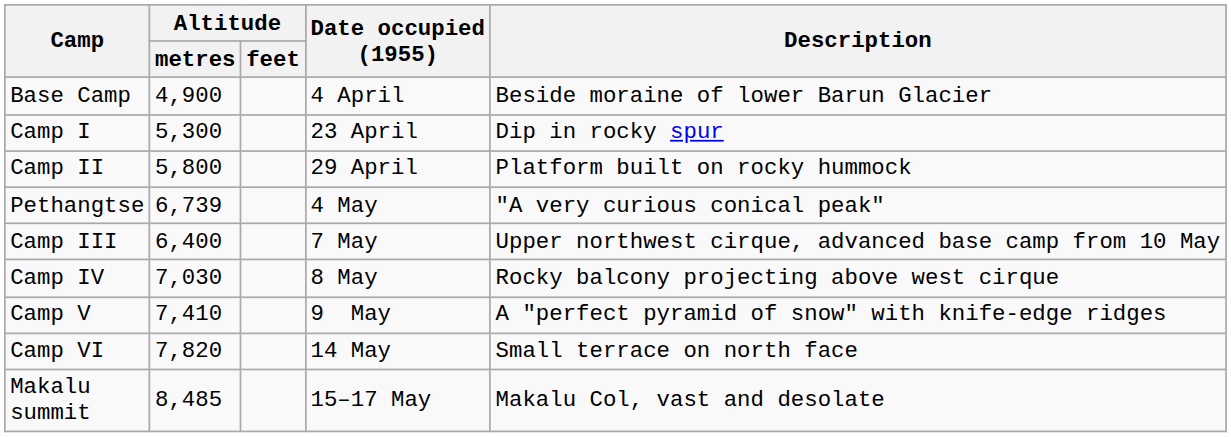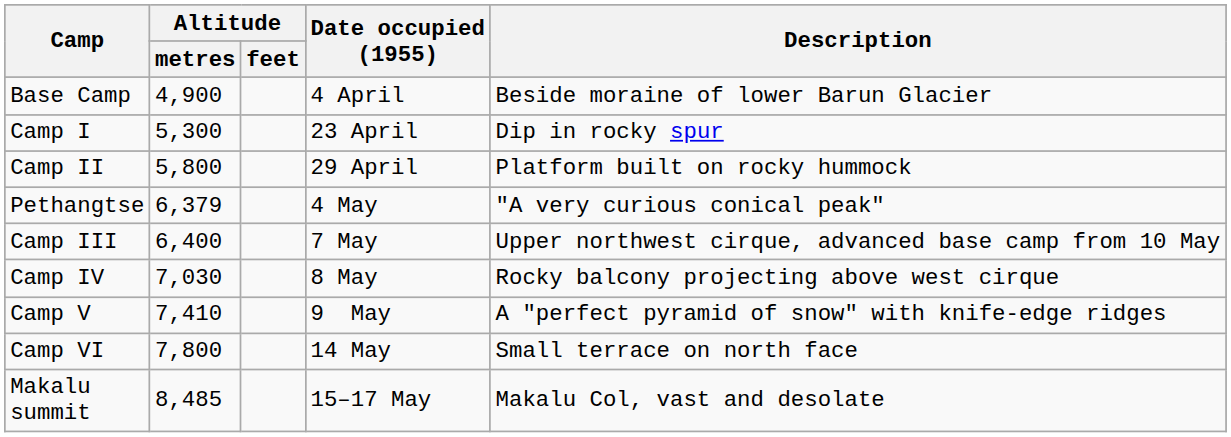(189, 205) 6,739 -> (189, 205) 6,379
(189, 351) 7,820 -> (189, 351) 7,800
